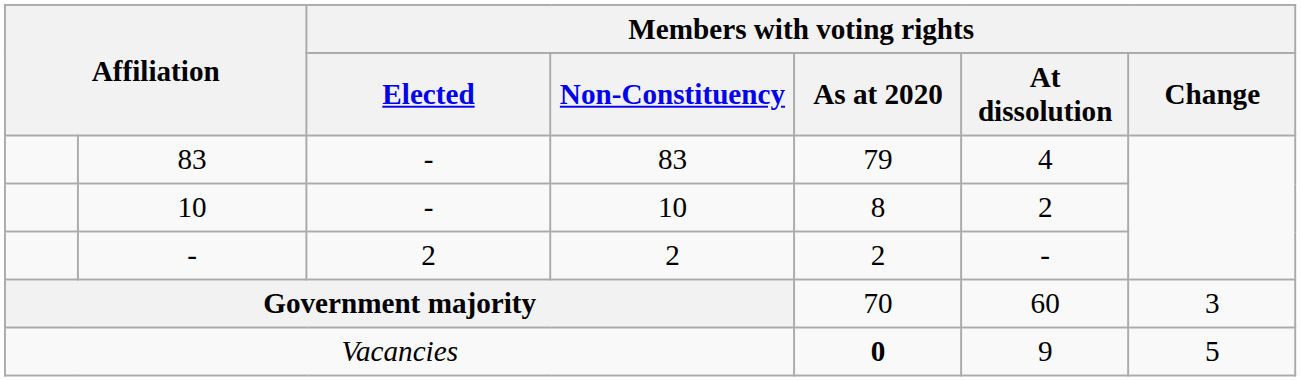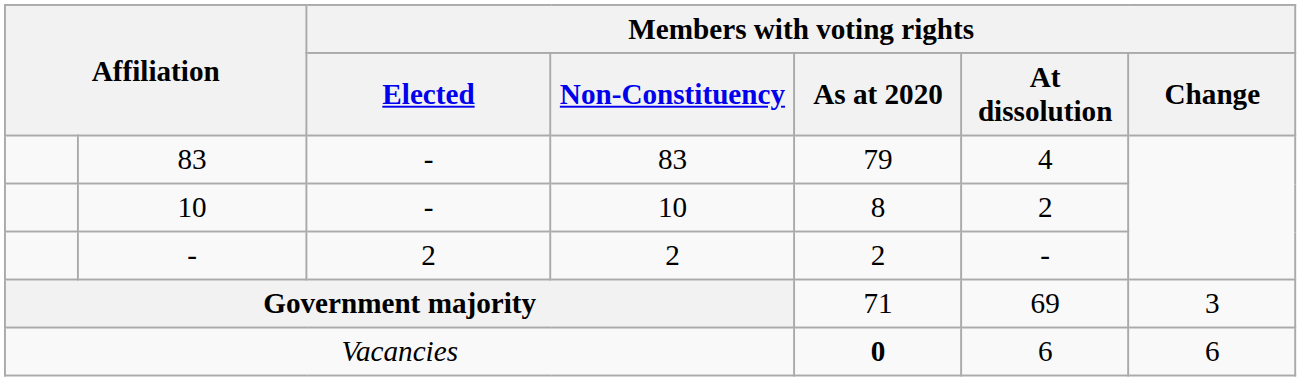(878, 303) 70 -> (878, 303) 71
(1045, 303) 60 -> (1045, 303) 69
(1045, 352) 9 -> (1045, 352) 6
(1212, 352) 5 -> (1212, 352) 6
